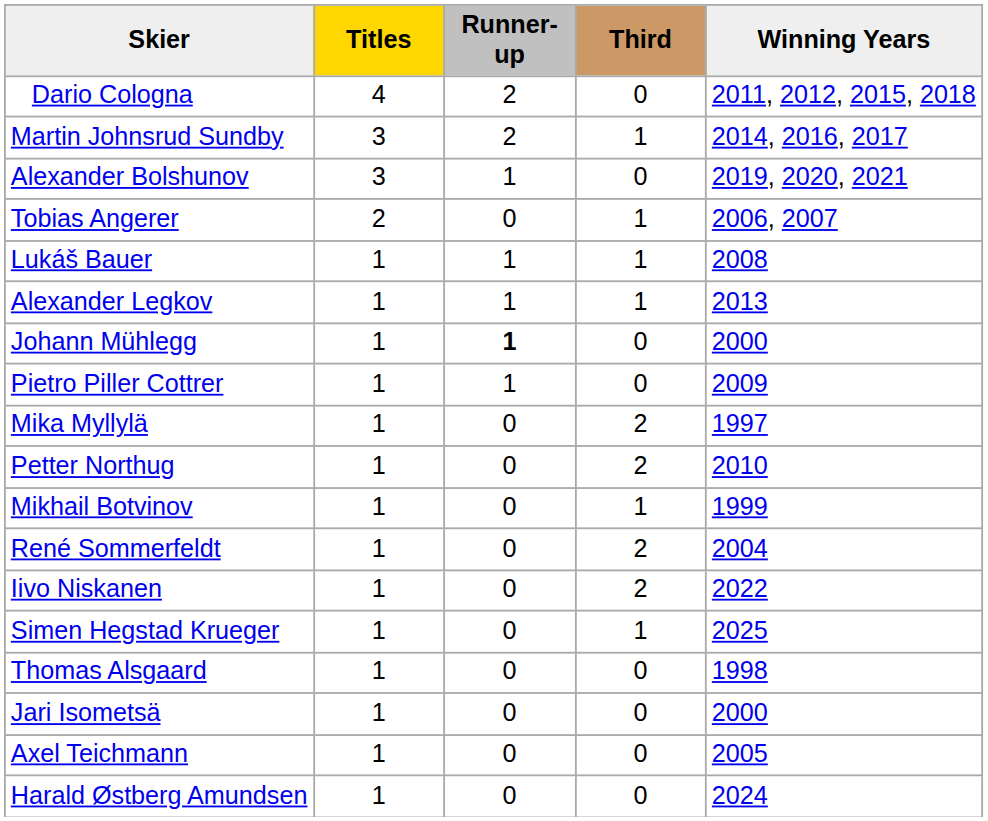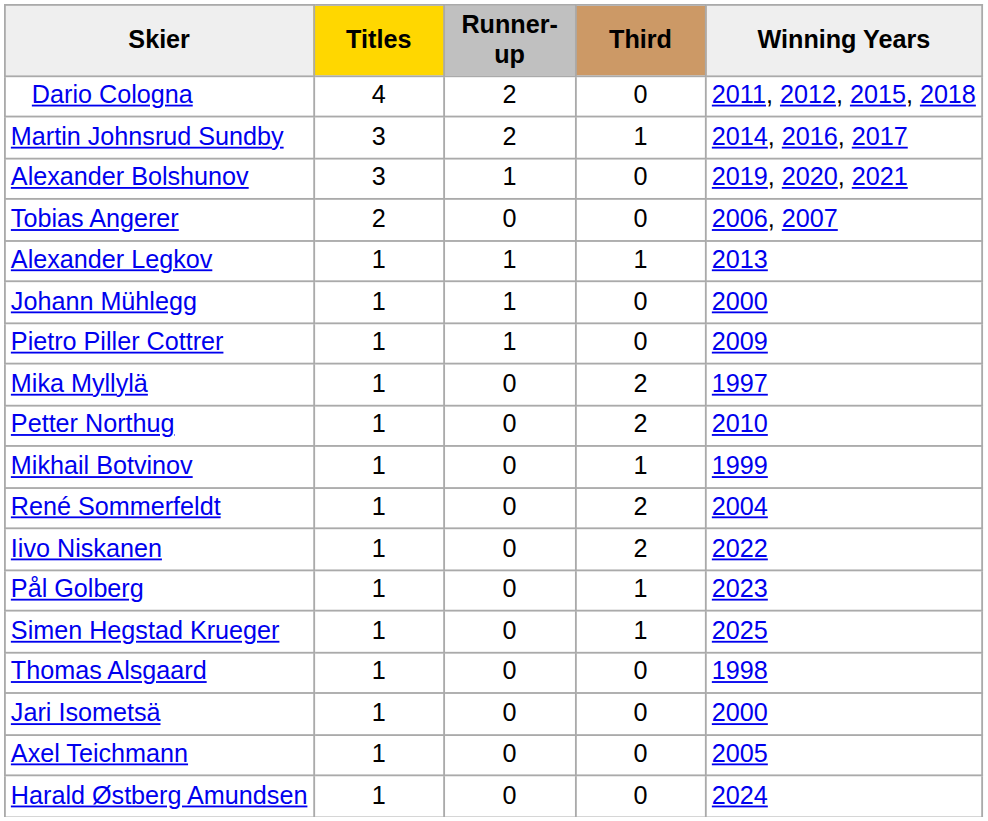(640, 218) 1 -> (640, 218) 0
- row: (82, 259)
(510, 342) bold -> (510, 301) normal
+ row: (77, 589)
